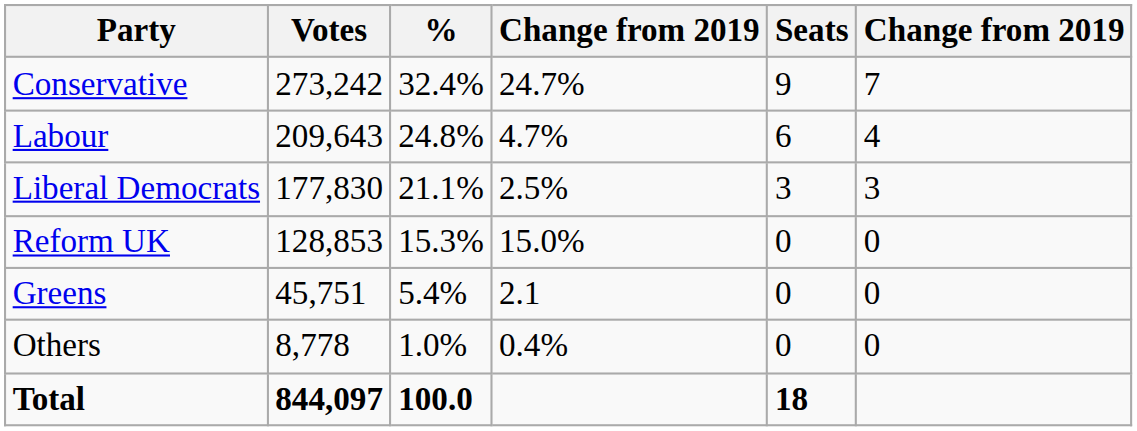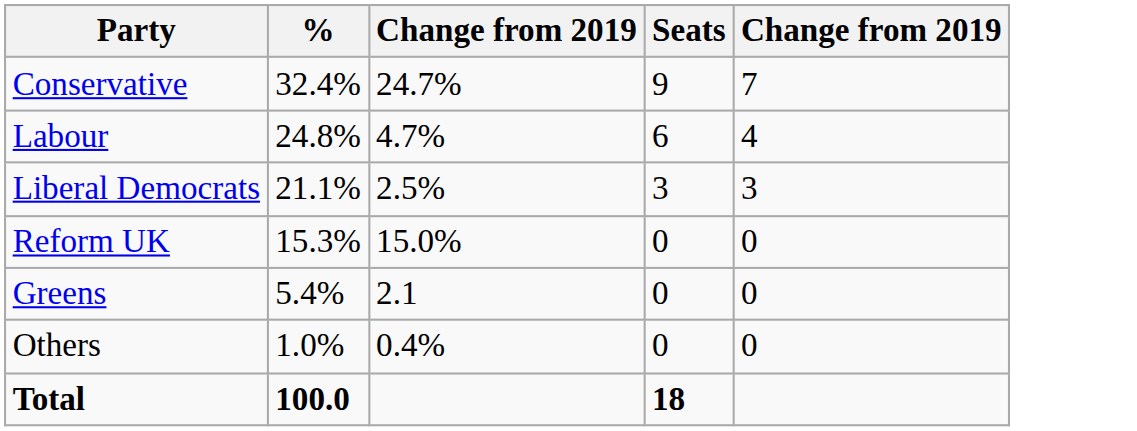- column: (329, 30)
